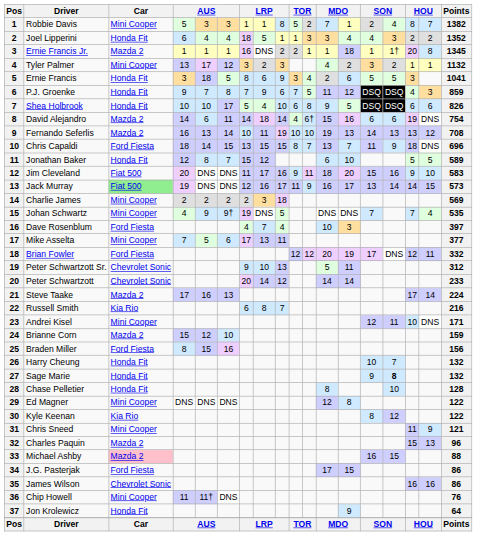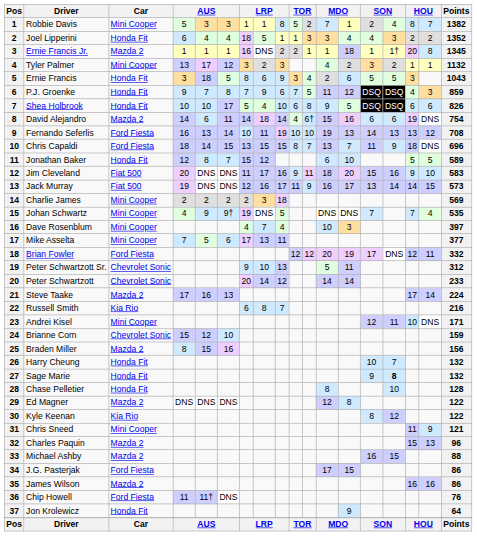(456, 78) 1041 -> (456, 78) 1043
(127, 132) Mazda 2 -> (132, 132) Ford Fiesta
(126, 186) lightgreen background -> (126, 186) no background
(132, 227) Ford Fiesta -> (134, 227) Mini Cooper
(127, 335) Mazda 2 -> (141, 335) Chevrolet Sonic
(132, 348) Ford Fiesta -> (127, 348) Mazda 2
(134, 402) Mini Cooper -> (127, 402) Mazda 2
(127, 456) pink background -> (127, 456) no background
(141, 483) Chevrolet Sonic -> (127, 483) Mazda 2
(134, 497) Mini Cooper -> (132, 497) Ford Fiesta
